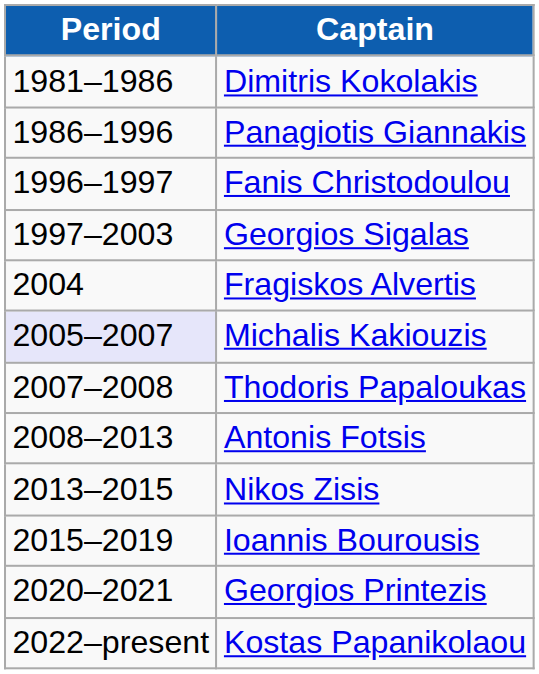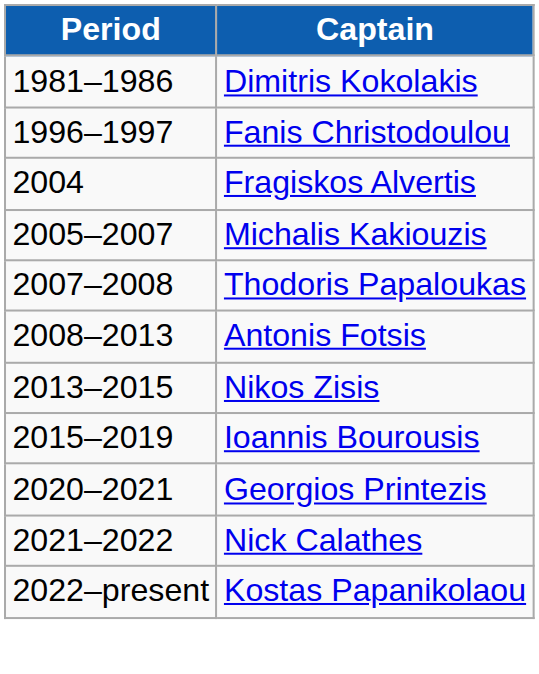- row: (375, 132)
- row: (346, 234)
(93, 336) lavender background -> (93, 234) no background
+ row: (323, 540)
